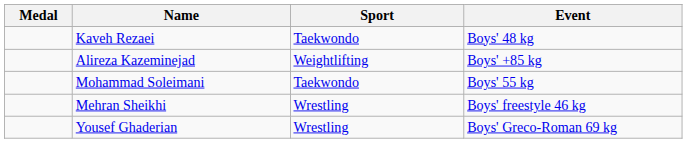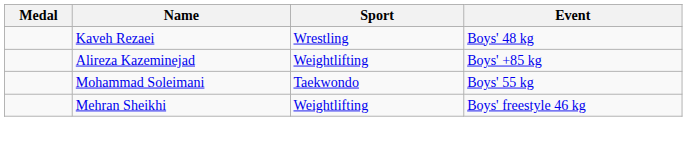(326, 37) Taekwondo -> (321, 37) Wrestling
(321, 104) Wrestling -> (331, 104) Weightlifting
- row: (126, 127)
